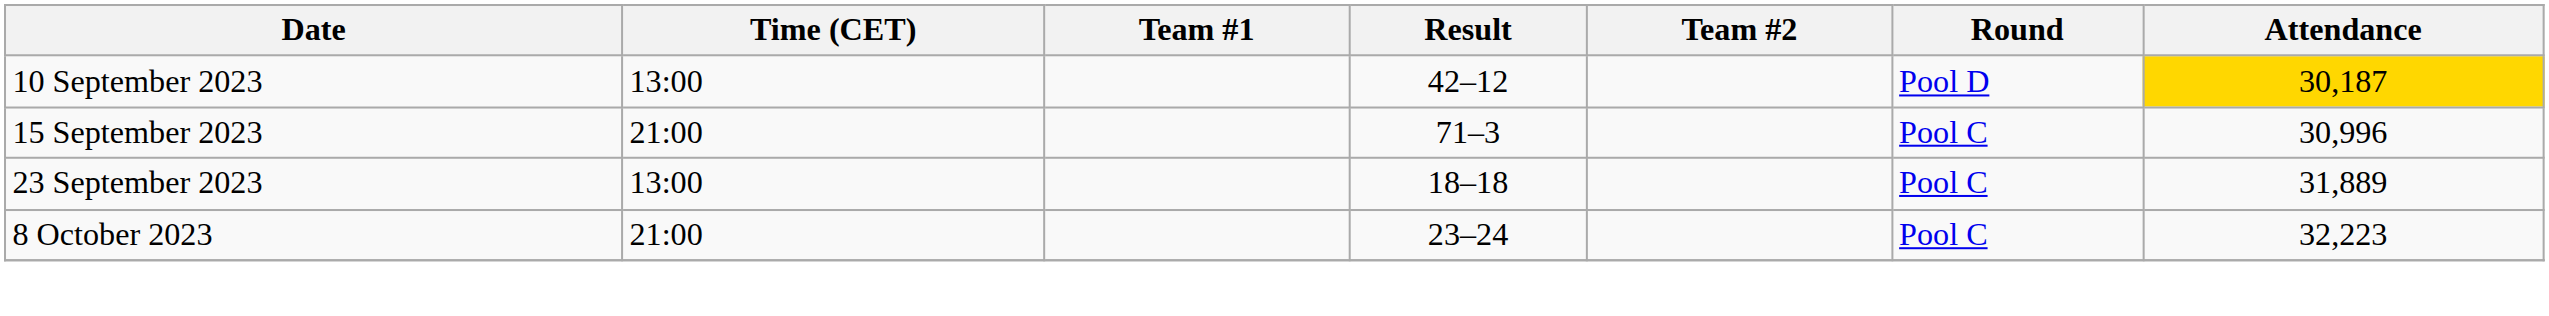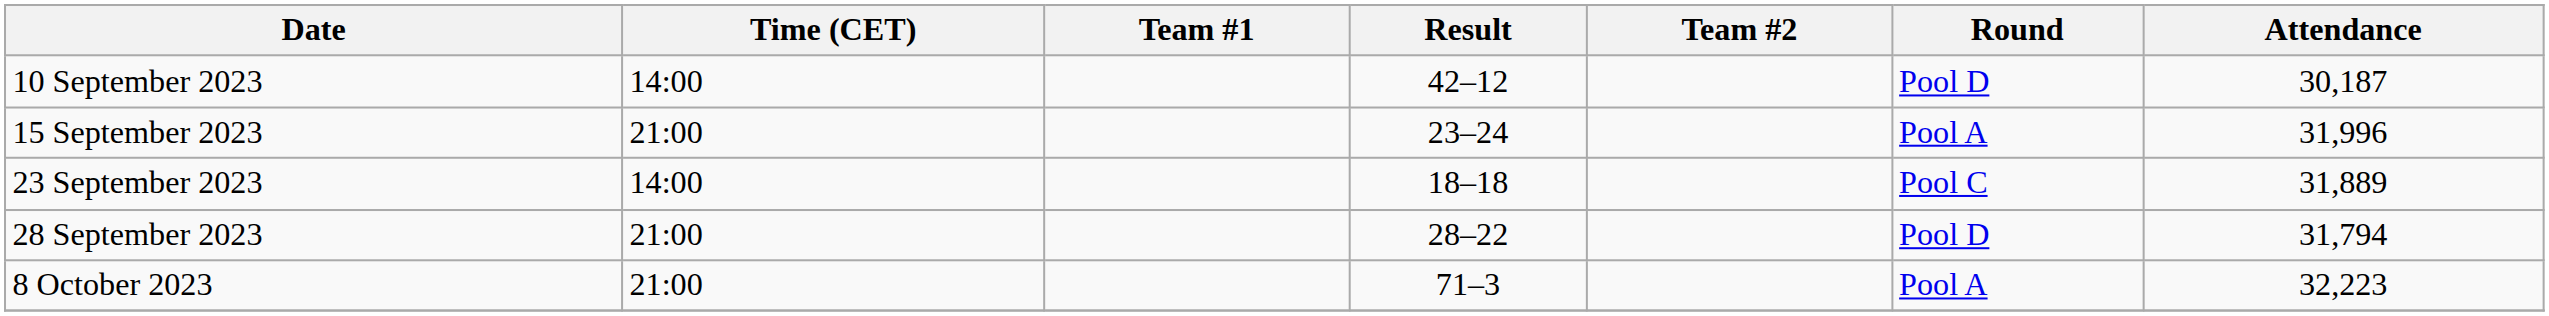(666, 81) 13:00 -> (666, 81) 14:00
(2343, 81) gold background -> (2343, 81) no background
(1468, 132) 71–3 -> (1468, 132) 23–24
(1943, 132) Pool C -> (1943, 132) Pool A
(2343, 132) 30,996 -> (2343, 132) 31,996
(666, 183) 13:00 -> (666, 183) 14:00
+ row: (137, 234)
(1468, 234) 23–24 -> (1468, 285) 71–3
(1943, 234) Pool C -> (1943, 285) Pool A
